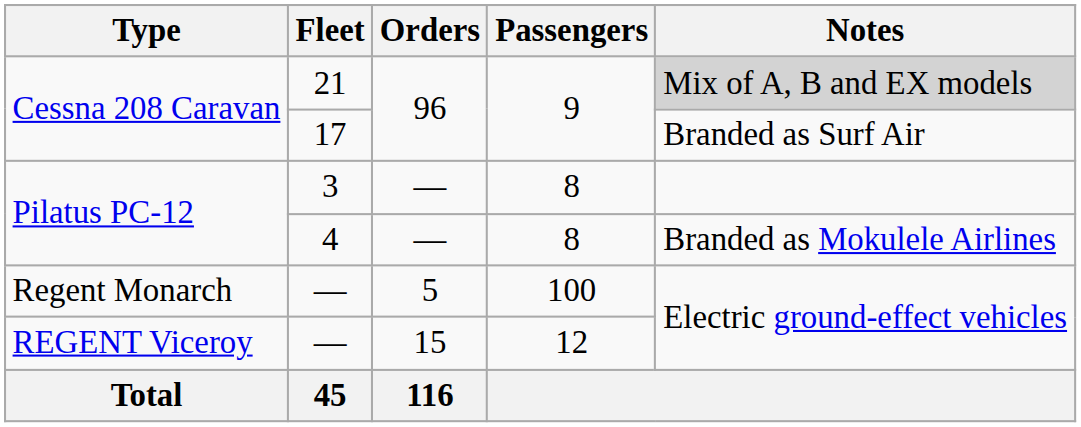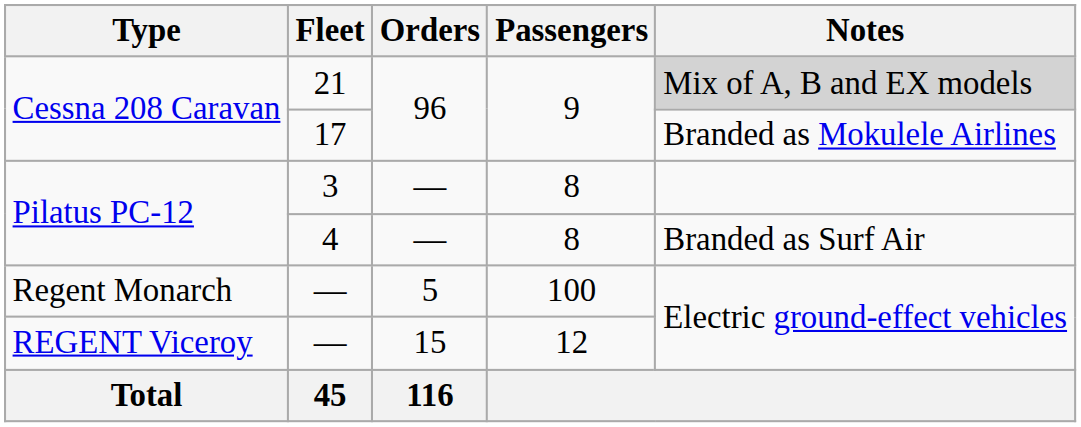(794, 134) Branded as Surf Air -> (860, 134) Branded as Mokulele Airlines
(860, 238) Branded as Mokulele Airlines -> (794, 238) Branded as Surf Air
